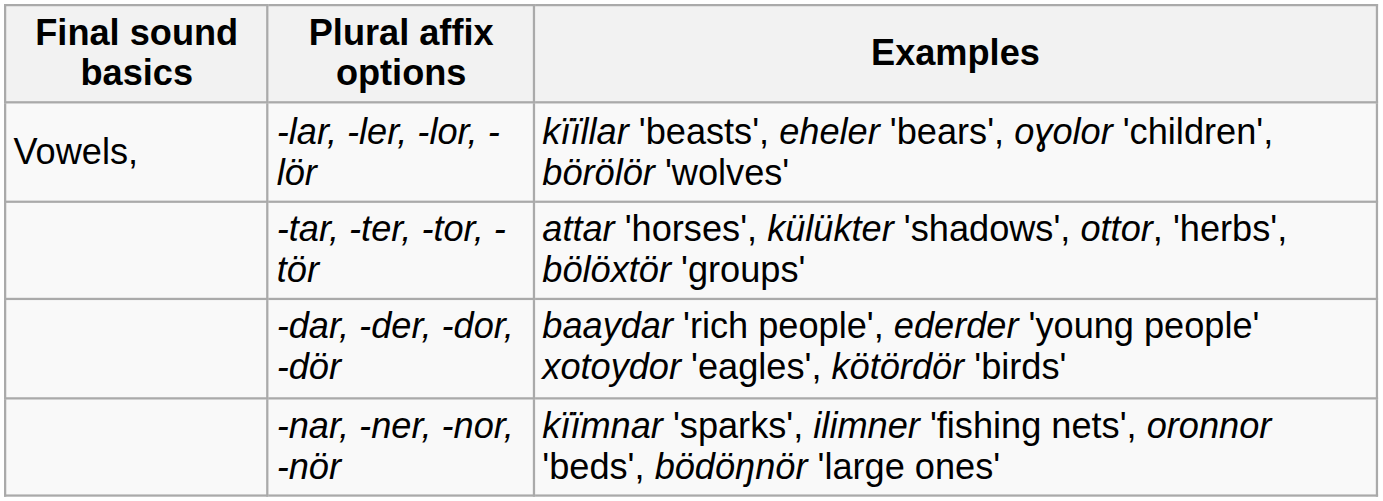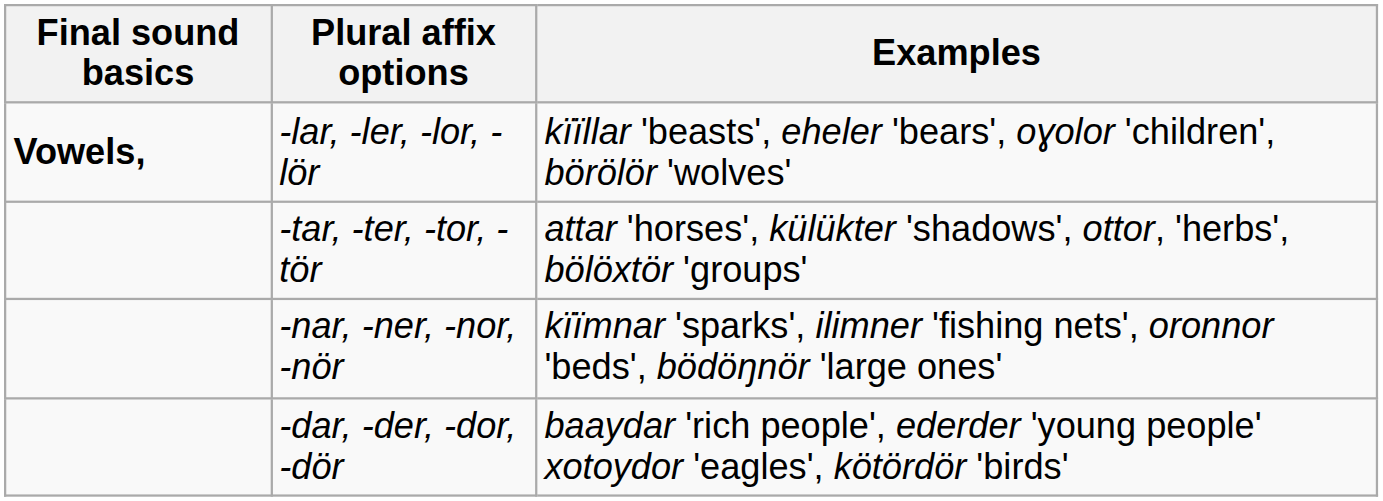(76, 151) normal -> (79, 151) bold
rows swapped: (395, 347) <-> (395, 445)
